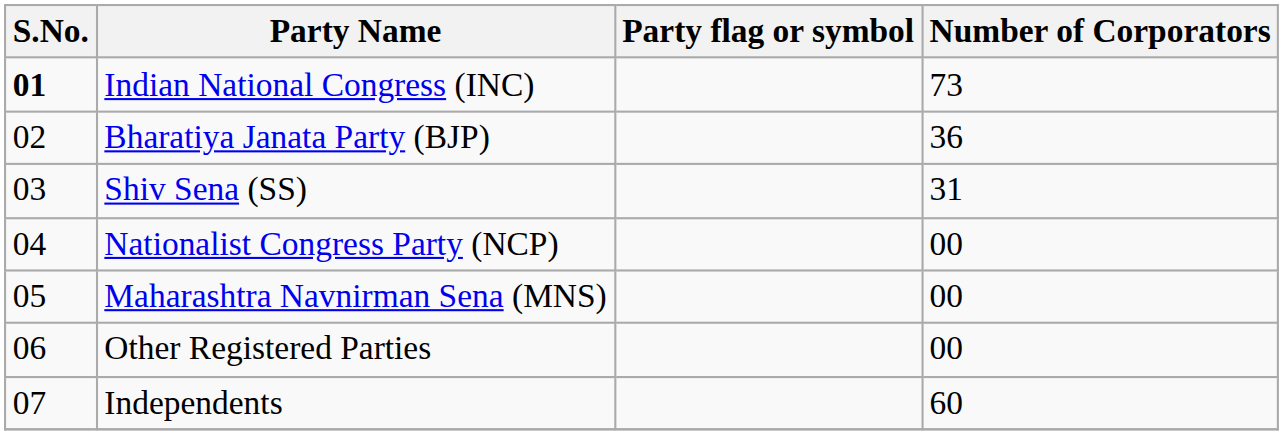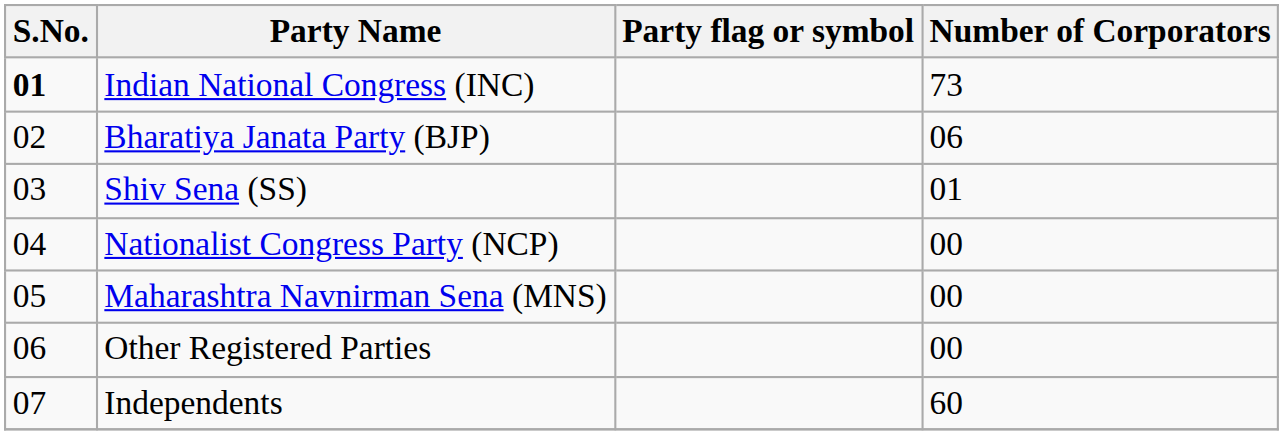(946, 137) 36 -> (946, 137) 06
(946, 190) 31 -> (946, 190) 01
